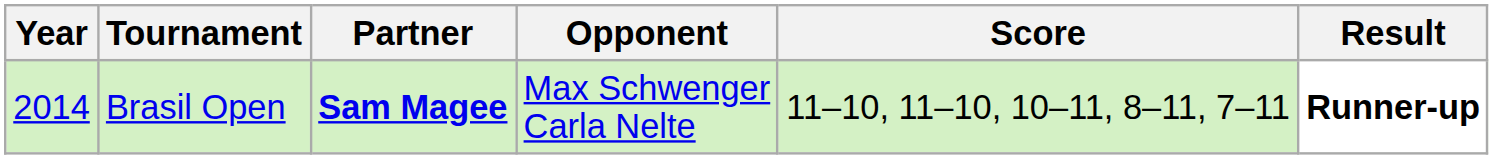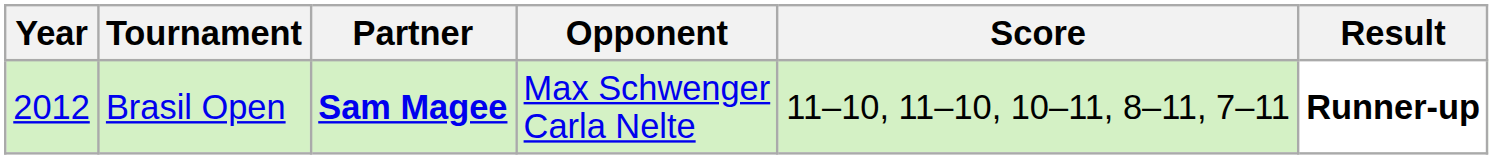(52, 106) 2014 -> (52, 106) 2012
